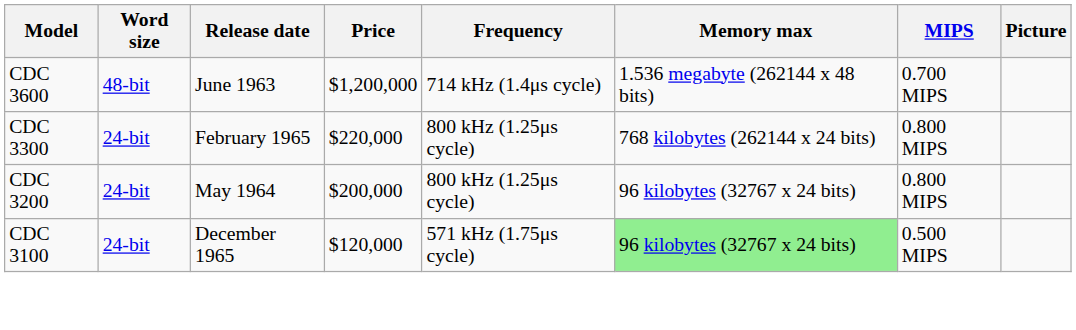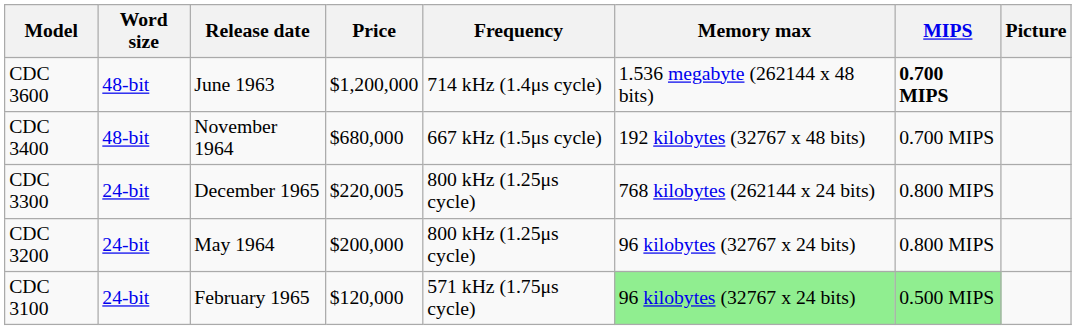(925, 84) normal -> (924, 84) bold
+ row: (29, 137)
(253, 137) February 1965 -> (257, 191) December 1965
(366, 137) $220,000 -> (367, 191) $220,005
(235, 244) December 1965 -> (252, 297) February 1965
(925, 244) no background -> (947, 297) lightgreen background
